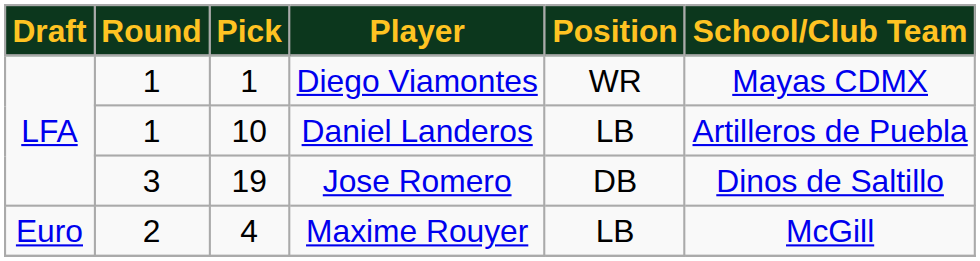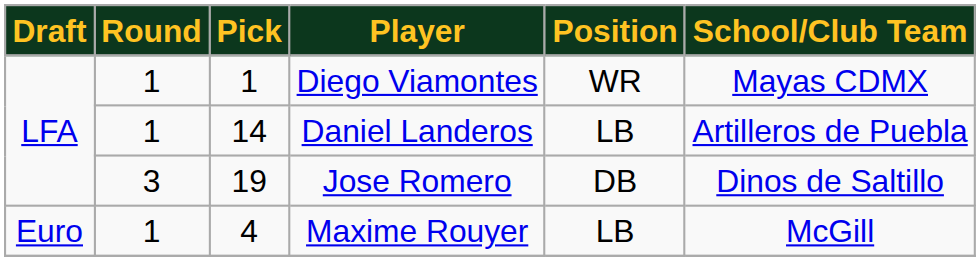(249, 131) 10 -> (249, 131) 14
(152, 232) 2 -> (152, 232) 1
